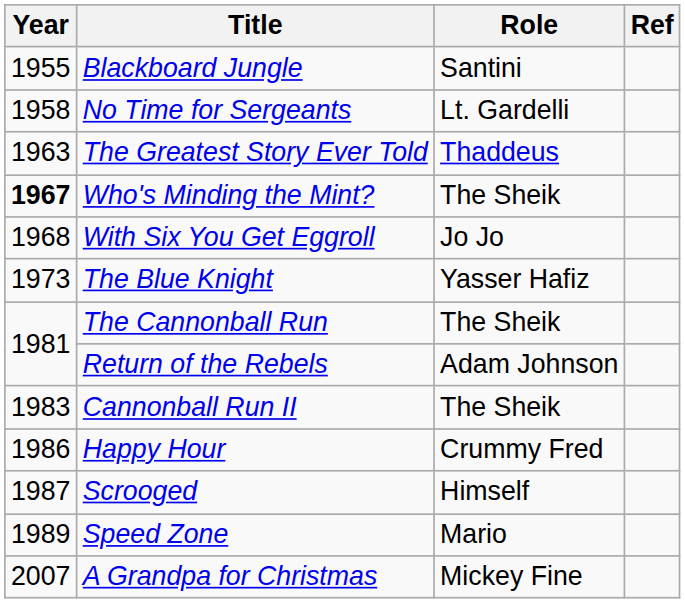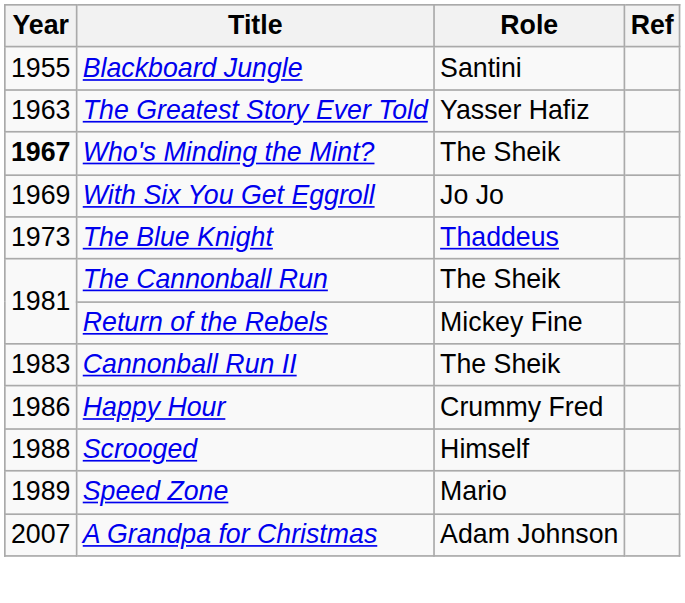- row: (217, 110)
(500, 152) Thaddeus -> (515, 110) Yasser Hafiz
(41, 237) 1968 -> (41, 195) 1969
(515, 279) Yasser Hafiz -> (500, 237) Thaddeus
(529, 364) Adam Johnson -> (511, 322) Mickey Fine
(41, 491) 1987 -> (41, 449) 1988
(511, 576) Mickey Fine -> (529, 534) Adam Johnson
